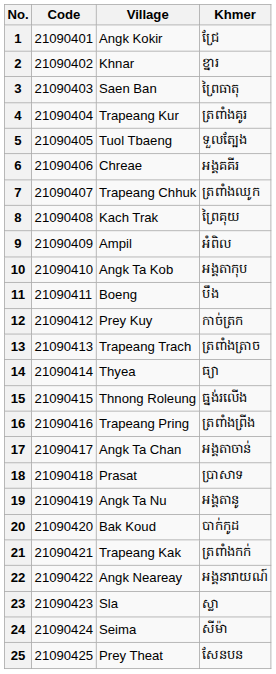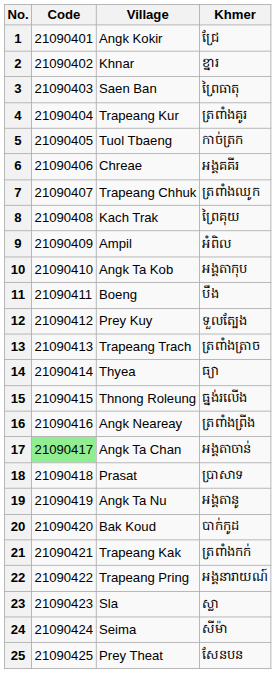(225, 140) ទួលត្បែង -> (223, 140) កាច់ត្រក
(223, 320) កាច់ត្រក -> (225, 320) ទួលត្បែង
(144, 424) Trapeang Pring -> (141, 424) Angk Neareay
(64, 449) no background -> (64, 449) lightgreen background
(141, 578) Angk Neareay -> (144, 578) Trapeang Pring
